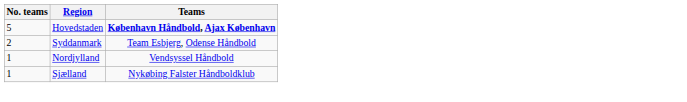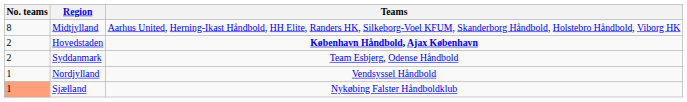+ row: (75, 27)
(9, 27) 5 -> (9, 43) 2
(9, 74) no background -> (9, 89) lightsalmon background
